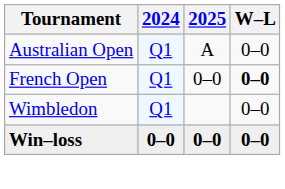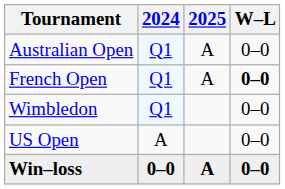(207, 79) 0–0 -> (207, 79) A
+ row: (44, 139)
(207, 139) 0–0 -> (207, 169) A
